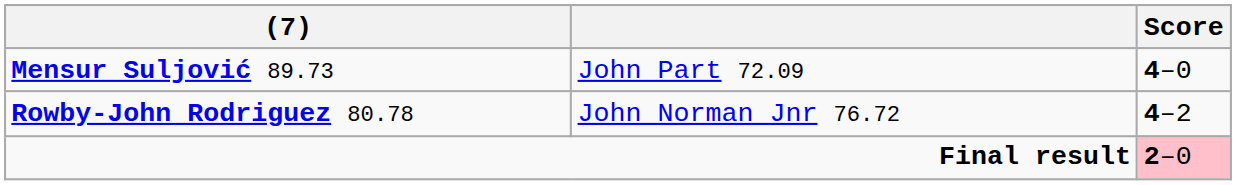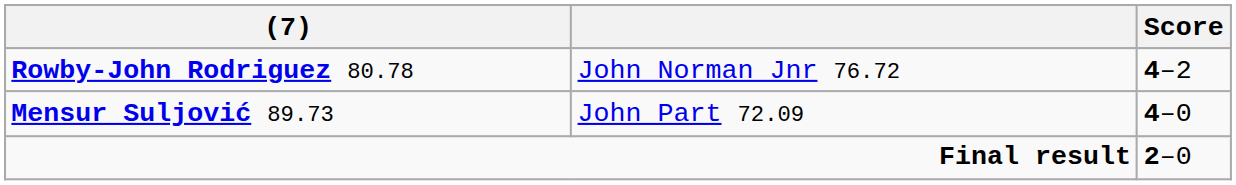rows swapped: (173, 70) <-> (213, 114)
(1168, 157) pink background -> (1168, 157) no background
